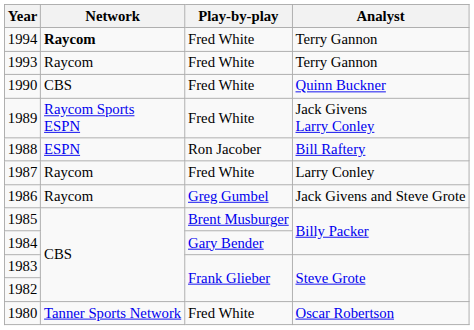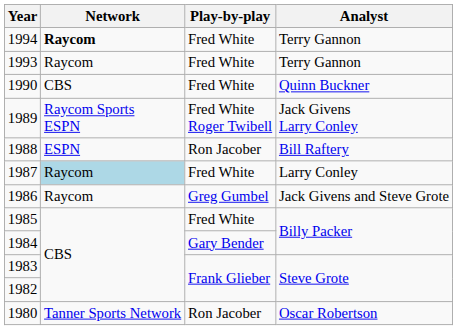(221, 117) Fred White -> (230, 117) Fred White Roger Twibell
(69, 172) no background -> (69, 172) lightblue background
(238, 219) Brent Musburger -> (221, 219) Fred White
(221, 312) Fred White -> (225, 312) Ron Jacober
